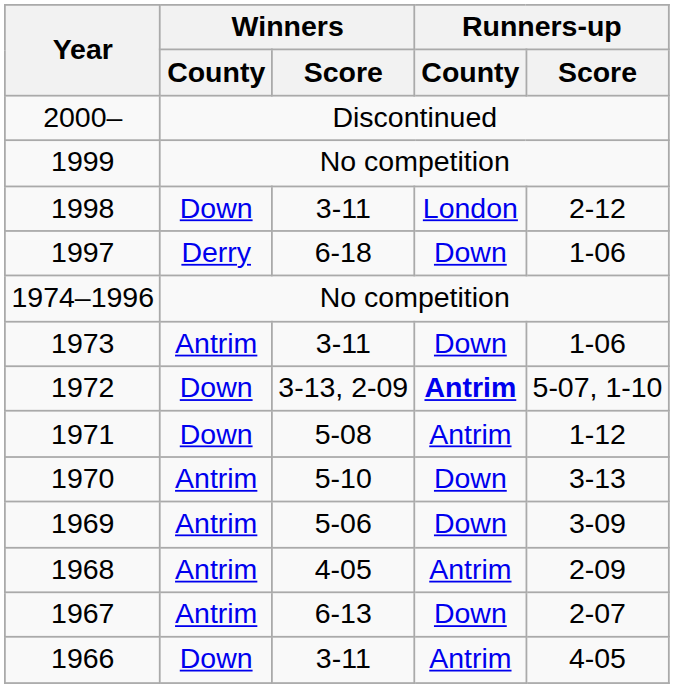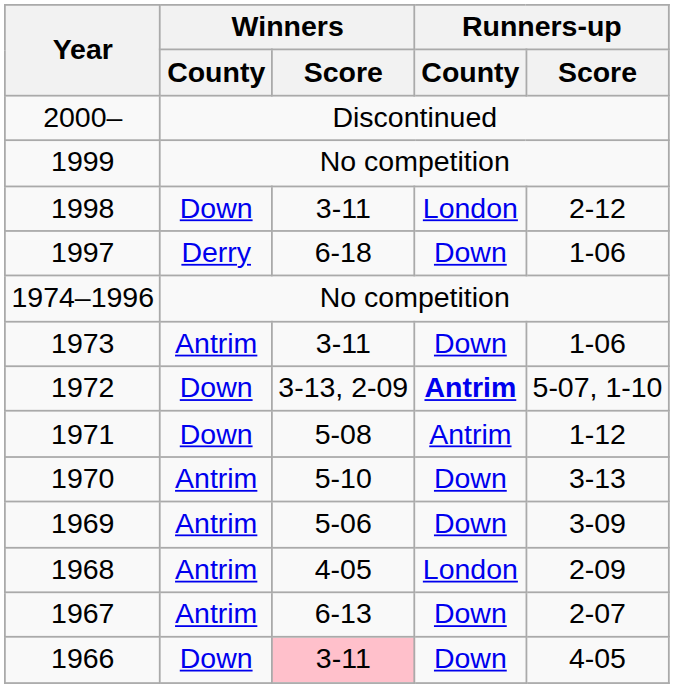(470, 569) Antrim -> (470, 569) London
(343, 659) no background -> (343, 659) pink background
(470, 659) Antrim -> (470, 659) Down
